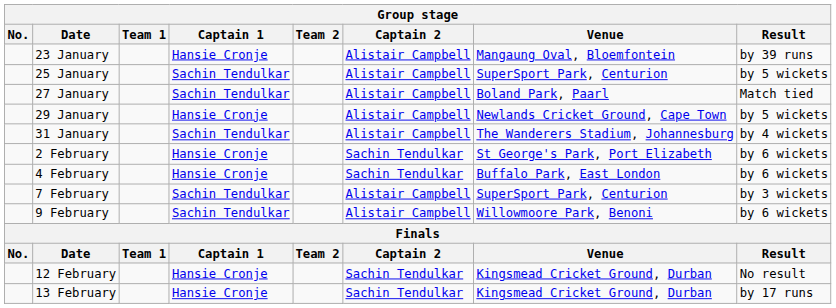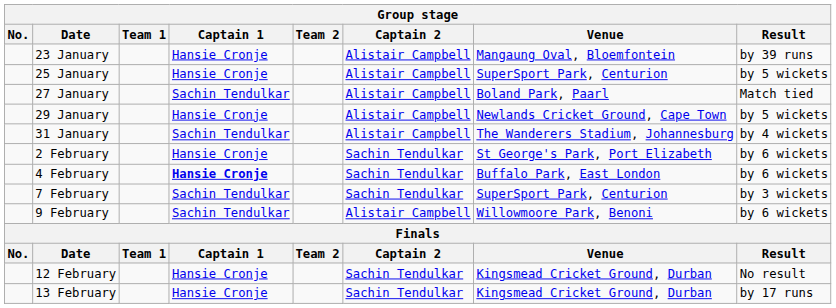(231, 74) Sachin Tendulkar -> (220, 74) Hansie Cronje
(220, 174) normal -> (220, 174) bold
(408, 194) Alistair Campbell -> (404, 194) Sachin Tendulkar
